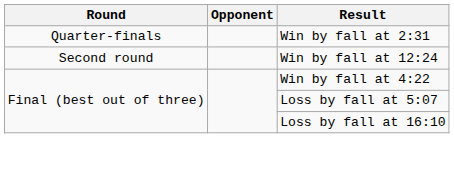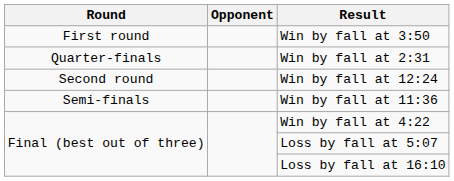+ row: (355, 37)
+ row: (359, 101)
